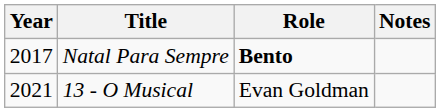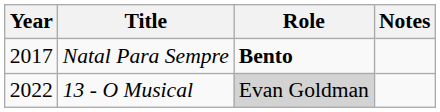(31, 90) 2021 -> (31, 90) 2022
(304, 90) no background -> (304, 90) lightgrey background
